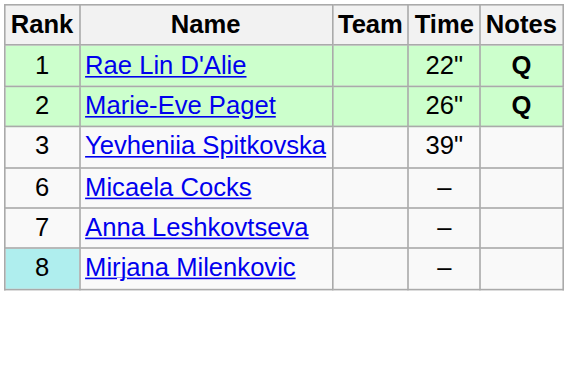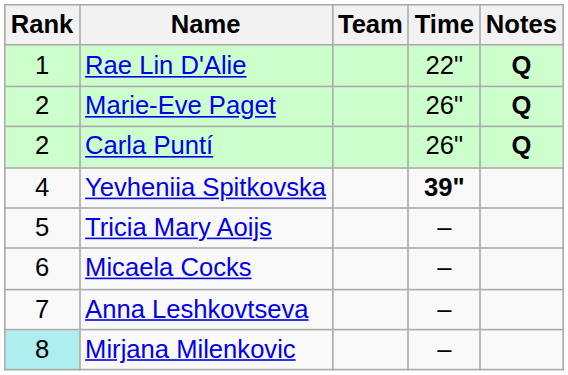+ row: (149, 146)
(42, 146) 3 -> (42, 187) 4
(444, 146) normal -> (444, 187) bold
+ row: (179, 227)
